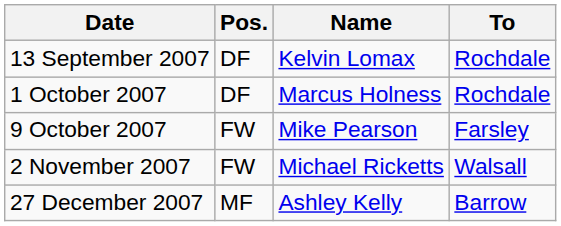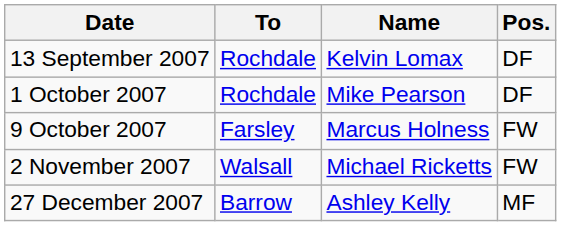columns swapped: (244, 22) <-> (502, 22)
(360, 94) Marcus Holness -> (396, 94) Mike Pearson
(348, 130) Mike Pearson -> (408, 130) Marcus Holness
